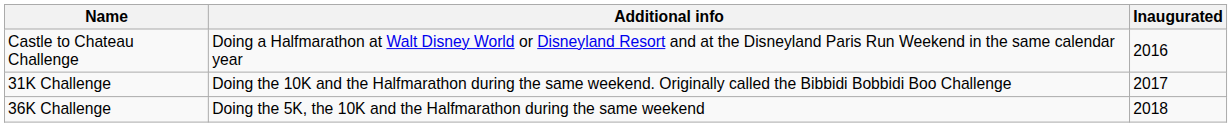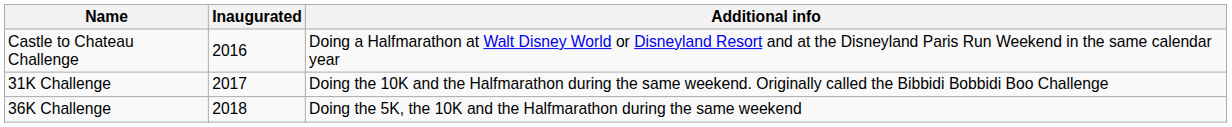columns swapped: (1178, 16) <-> (669, 16)
